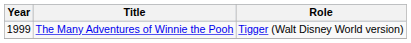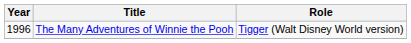(19, 30) 1999 -> (19, 30) 1996
